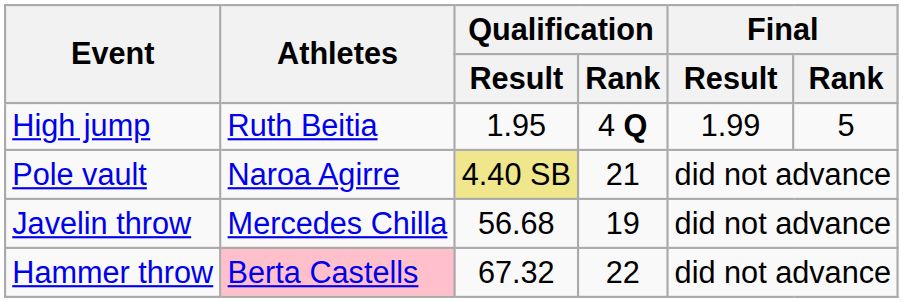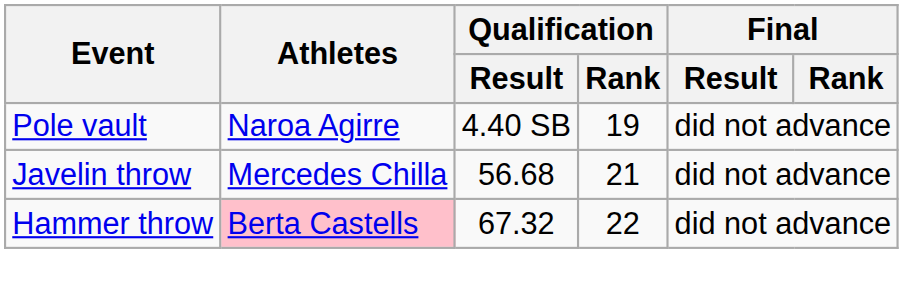- row: (81, 127)
(516, 175) khaki background -> (516, 127) no background
(623, 175) 21 -> (623, 127) 19
(623, 224) 19 -> (623, 175) 21
